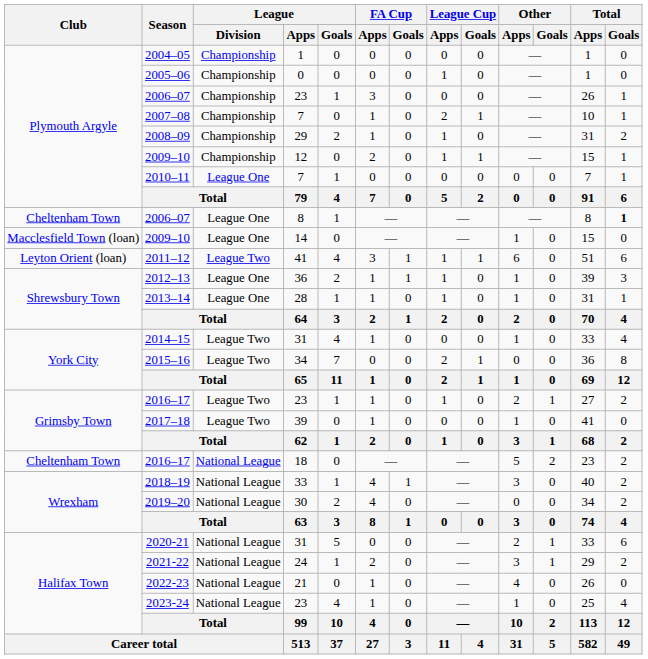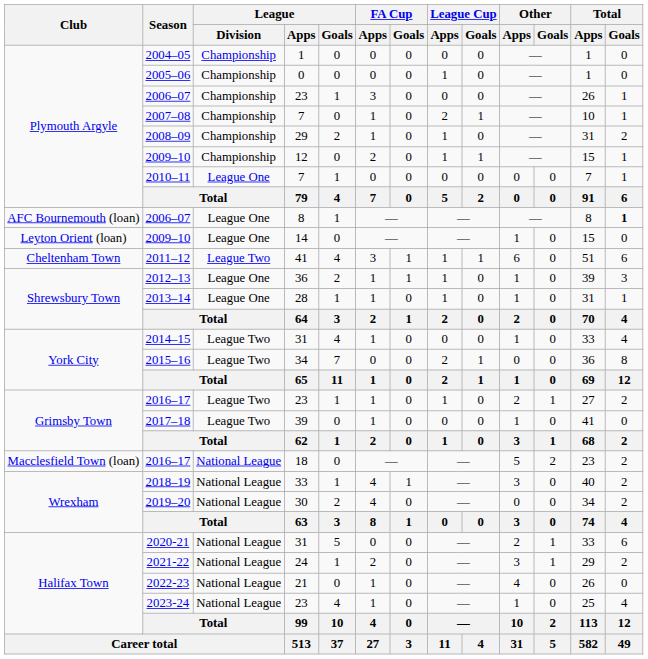(73, 217) Cheltenham Town -> (73, 217) AFC Bournemouth (loan)
(73, 237) Macclesfield Town (loan) -> (73, 237) Leyton Orient (loan)
(73, 258) Leyton Orient (loan) -> (73, 258) Cheltenham Town
(73, 461) Cheltenham Town -> (73, 461) Macclesfield Town (loan)
